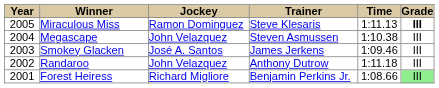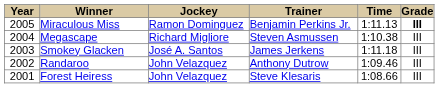(285, 24) Steve Klesaris -> (300, 24) Benjamin Perkins Jr.
(188, 37) John Velazquez -> (189, 37) Richard Migliore
(379, 50) 1:09.46 -> (379, 50) 1:11.18
(379, 63) 1:11.18 -> (379, 63) 1:09.46
(189, 76) Richard Migliore -> (188, 76) John Velazquez
(300, 76) Benjamin Perkins Jr. -> (285, 76) Steve Klesaris
(417, 76) lightgreen background -> (417, 76) no background
